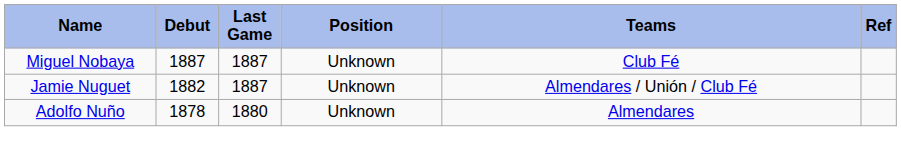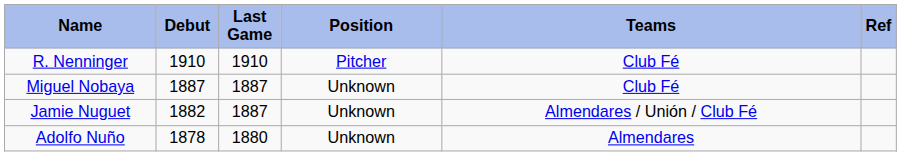+ row: (80, 61)
